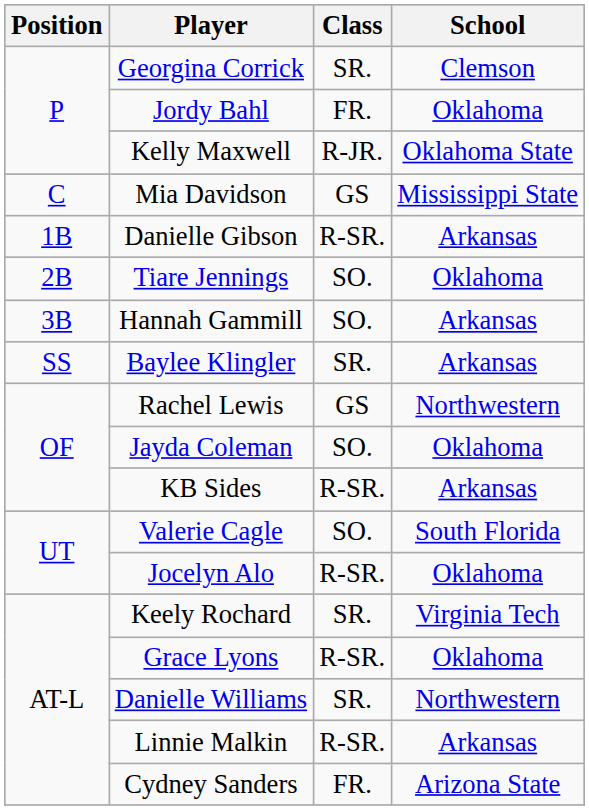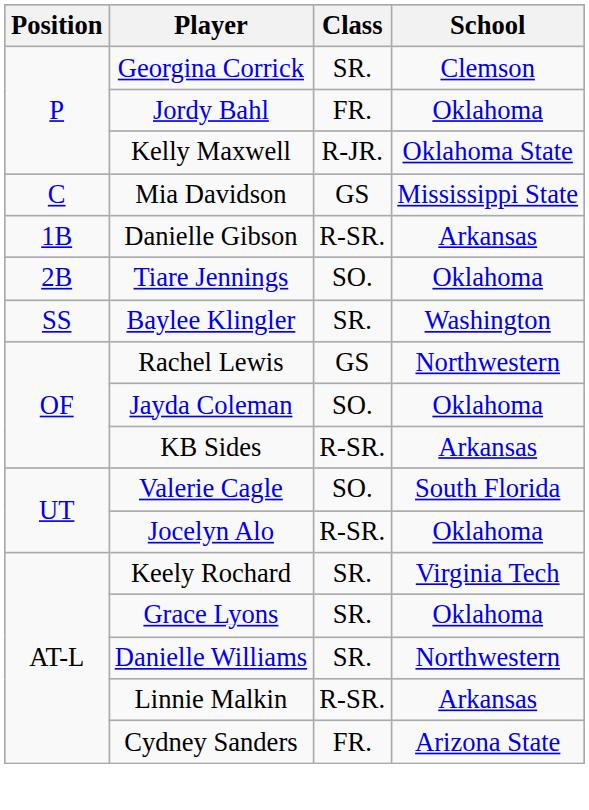- row: (211, 320)
(488, 362) Arkansas -> (488, 320) Washington
(352, 657) R-SR. -> (352, 615) SR.
